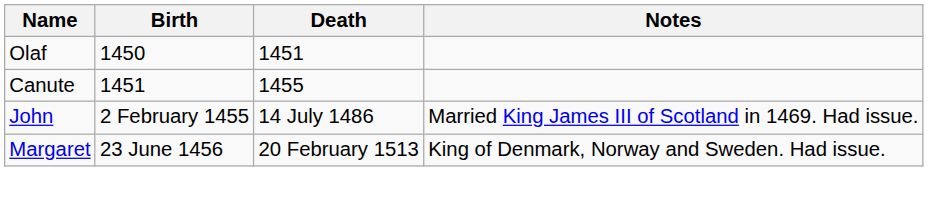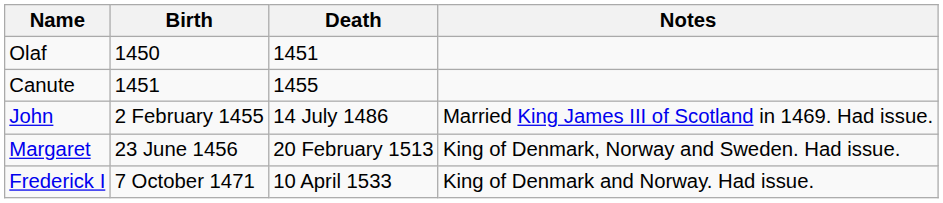+ row: (57, 181)
